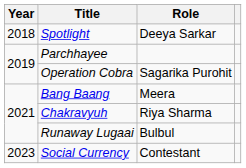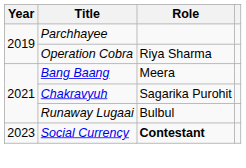- row: (65, 34)
(186, 73) Sagarika Purohit -> (176, 53) Riya Sharma
(176, 113) Riya Sharma -> (186, 93) Sagarika Purohit
(170, 152) normal -> (172, 133) bold
